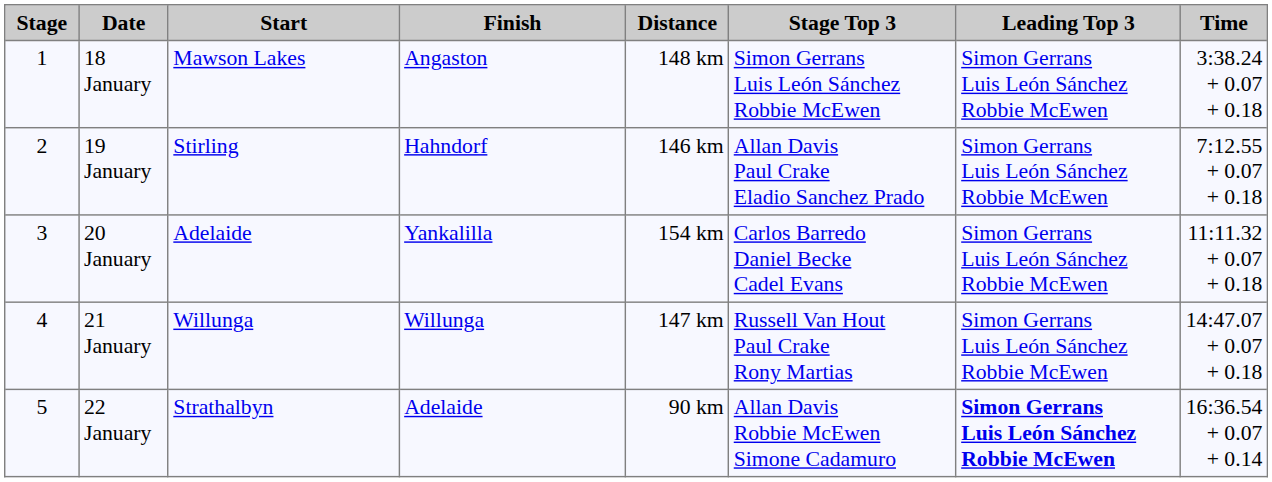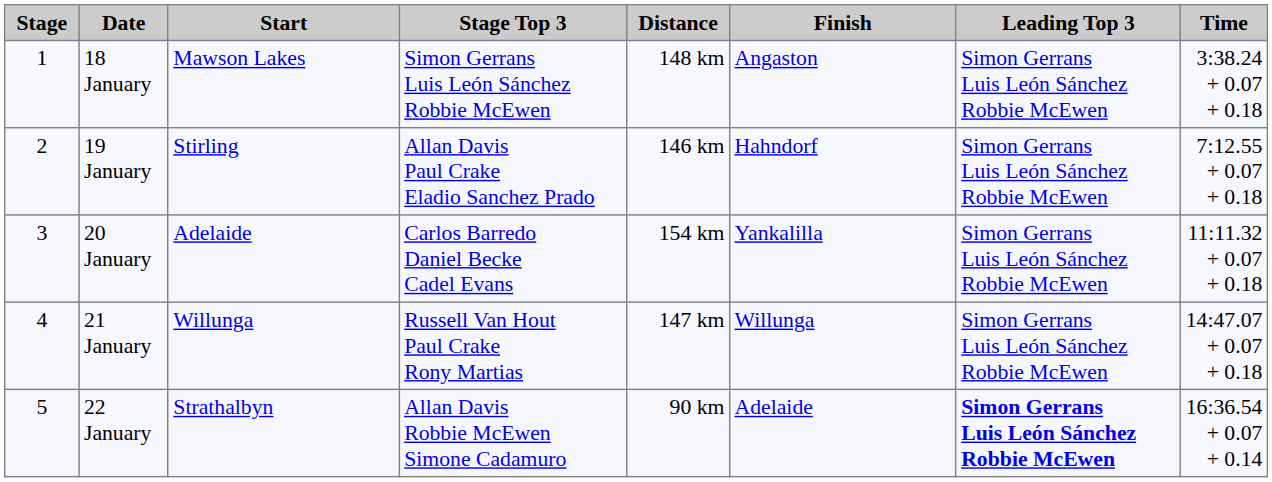columns swapped: (512, 22) <-> (842, 22)
